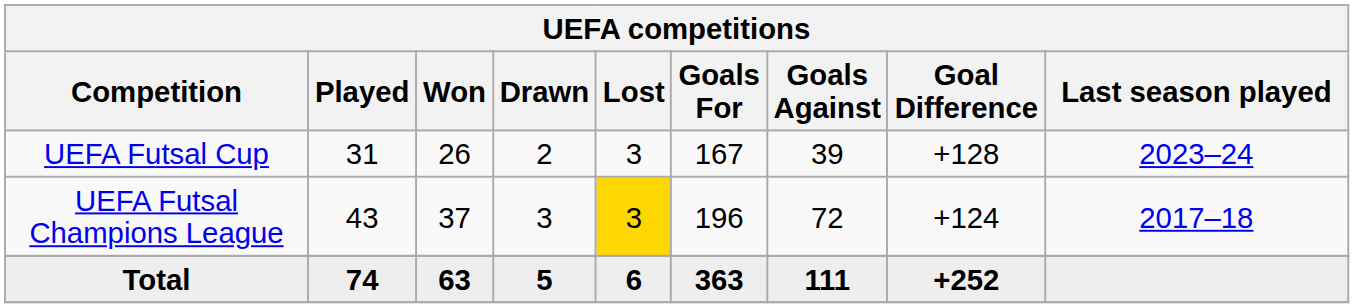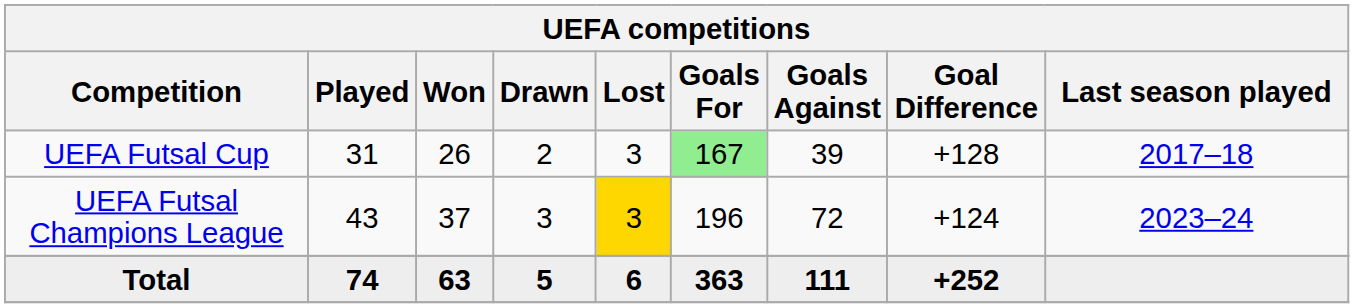(719, 154) no background -> (719, 154) lightgreen background
(1196, 154) 2023–24 -> (1196, 154) 2017–18
(1196, 217) 2017–18 -> (1196, 217) 2023–24
